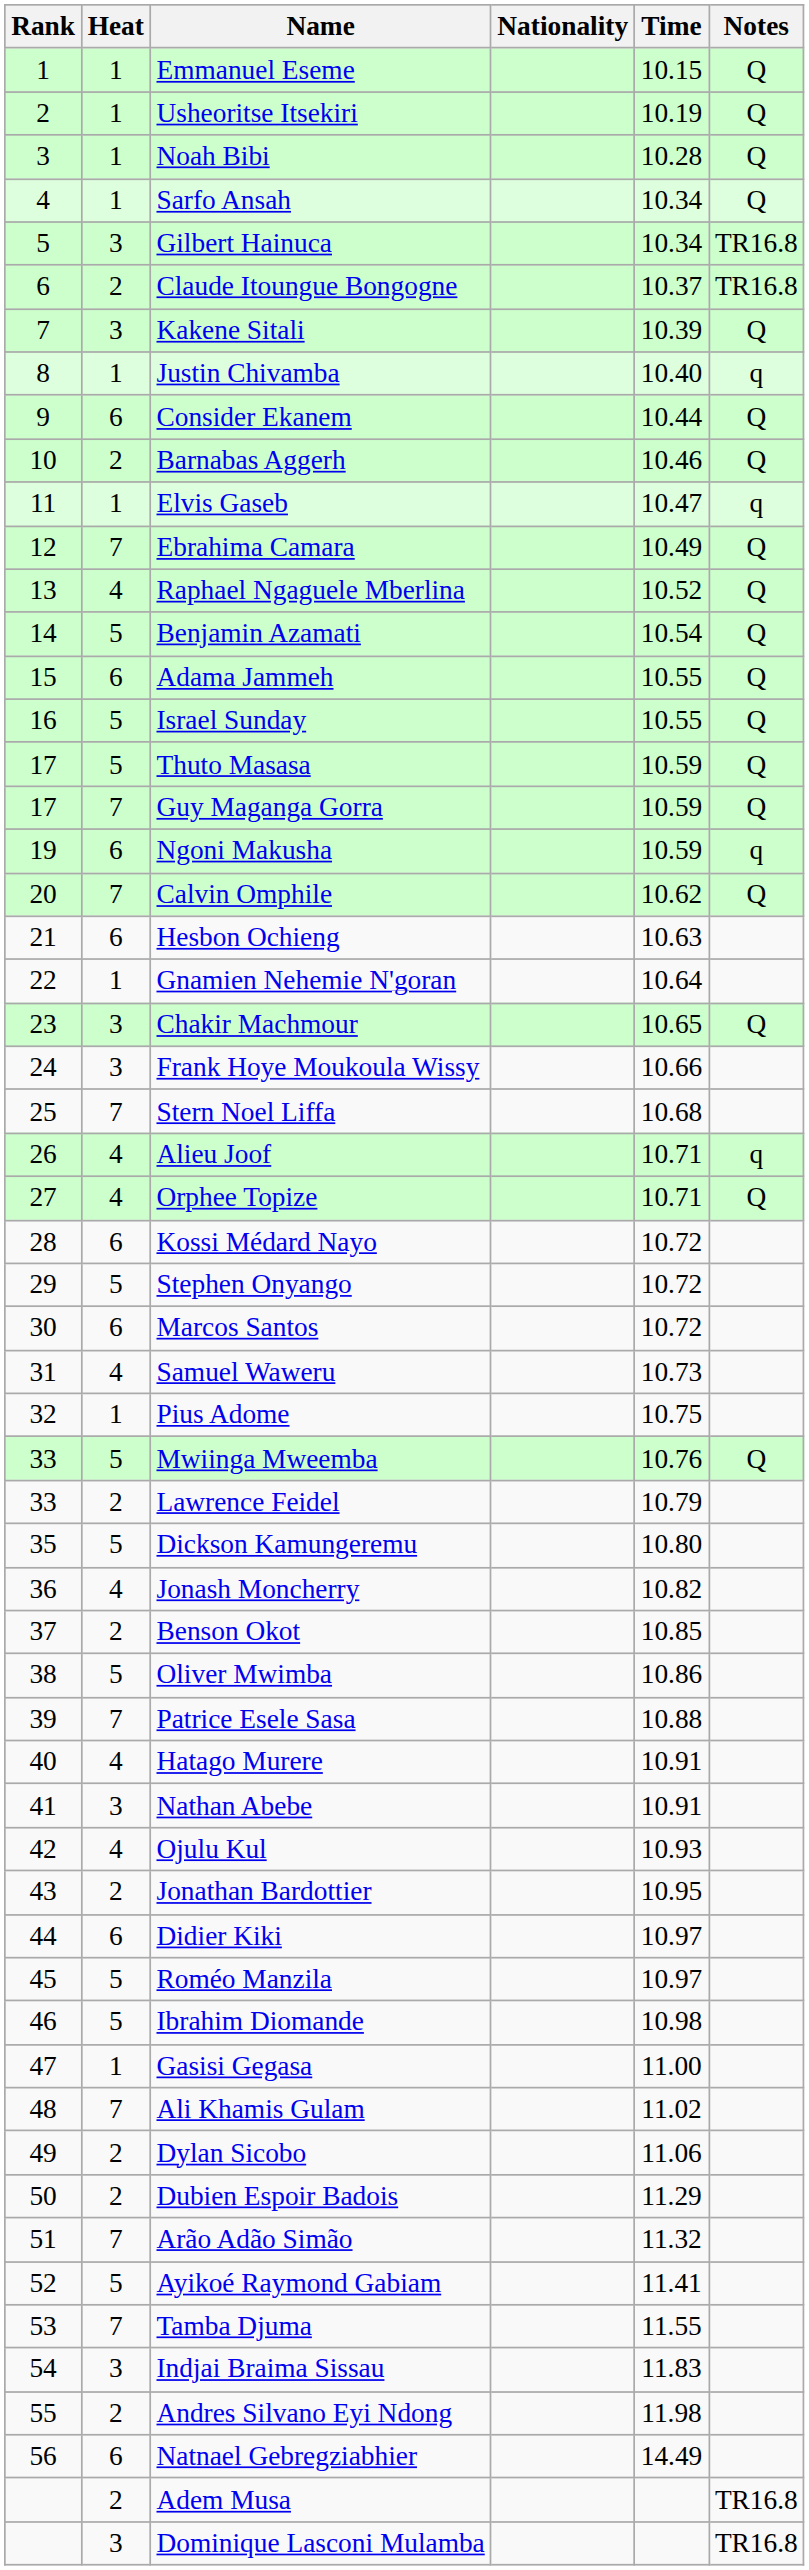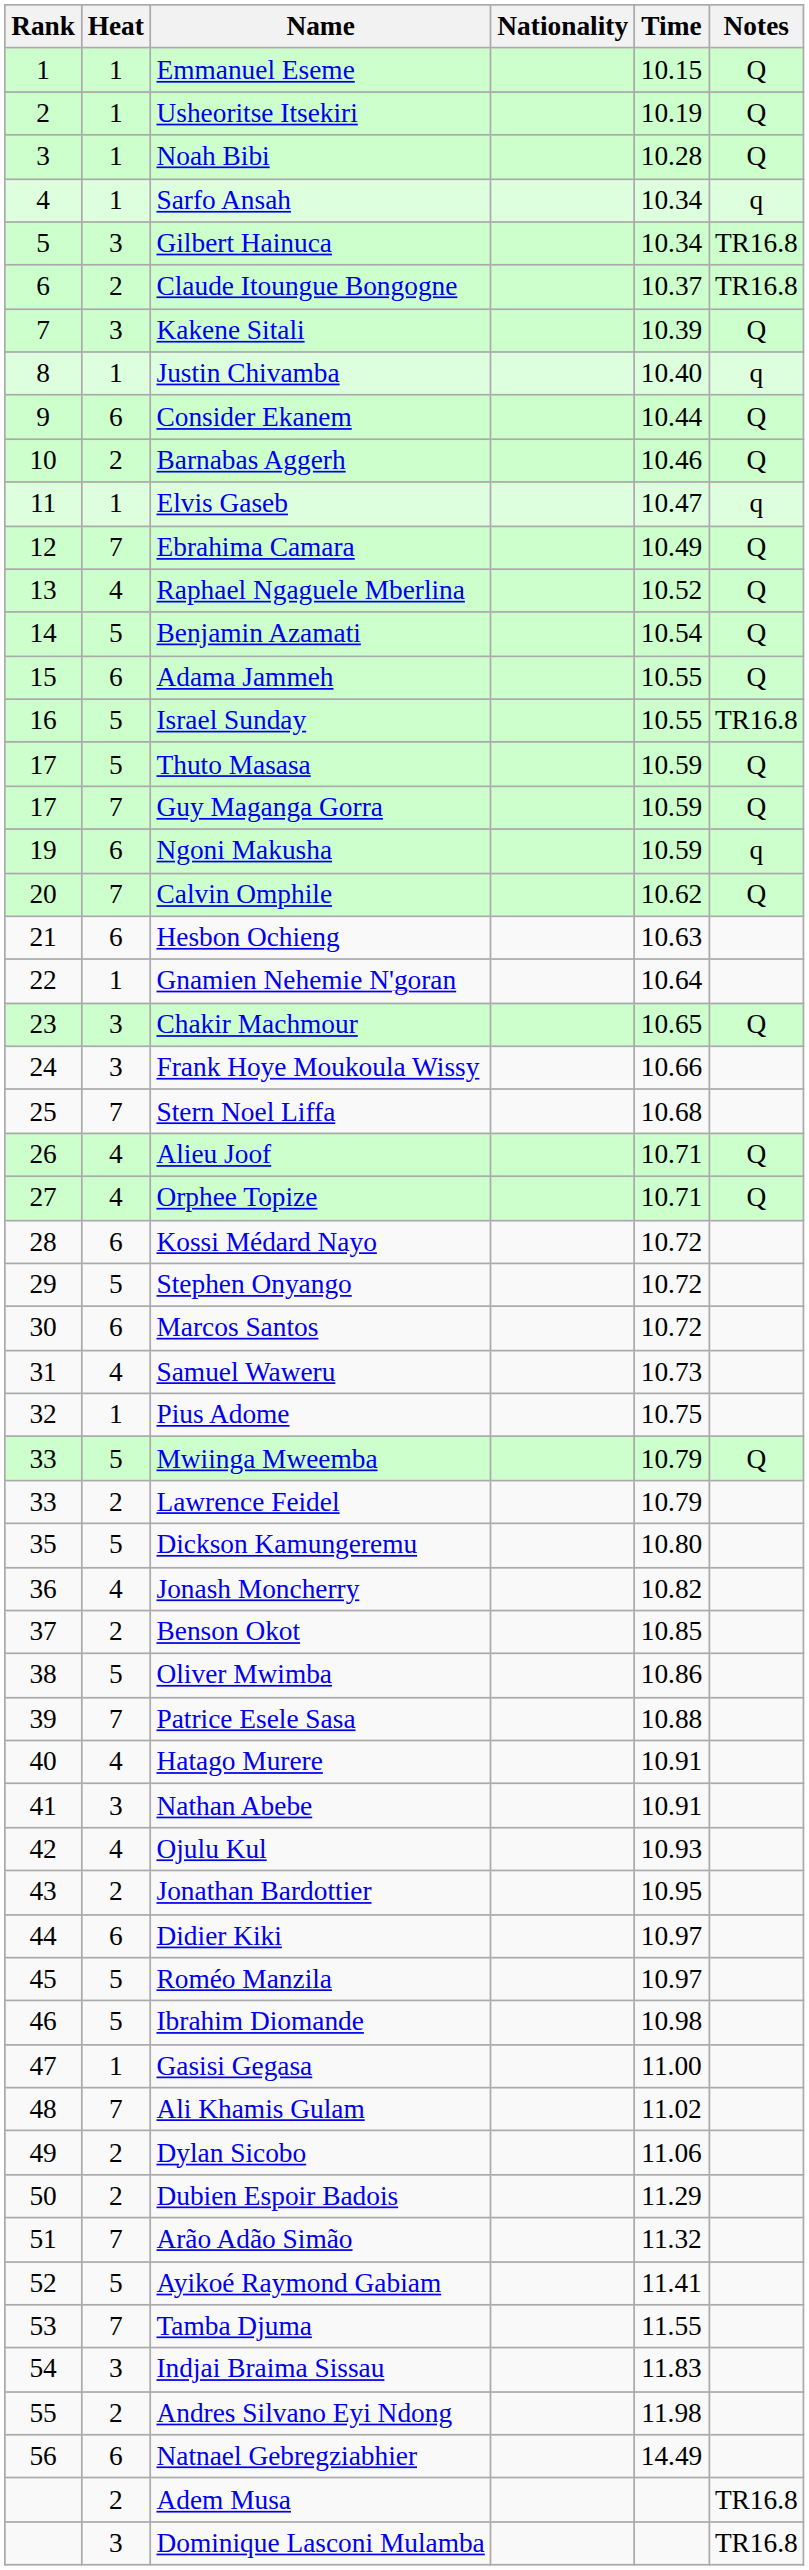(756, 199) Q -> (756, 199) q
(756, 720) Q -> (756, 720) TR16.8
(756, 1154) q -> (756, 1154) Q
(671, 1458) 10.76 -> (671, 1458) 10.79
